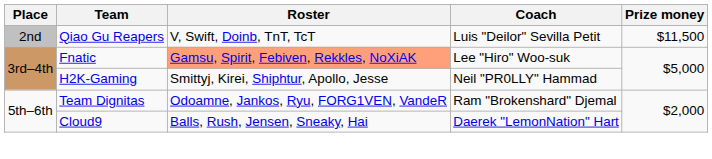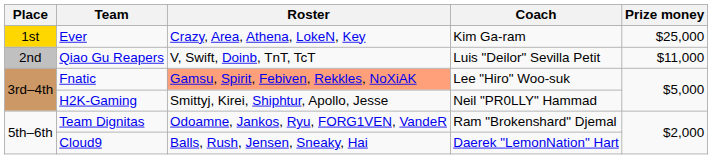+ row: (73, 36)
(680, 36) $11,500 -> (680, 57) $11,000
